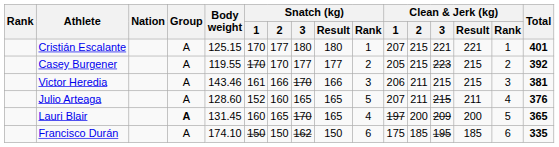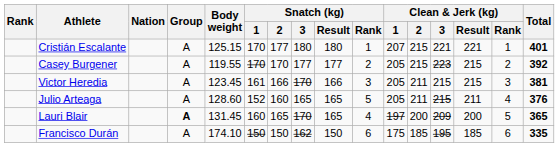(225, 82) 143.46 -> (225, 82) 123.45
(396, 82) 206 -> (396, 82) 205
(396, 99) 207 -> (396, 99) 205
